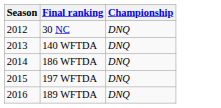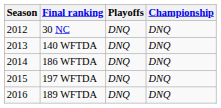+ column: (126, 12)
